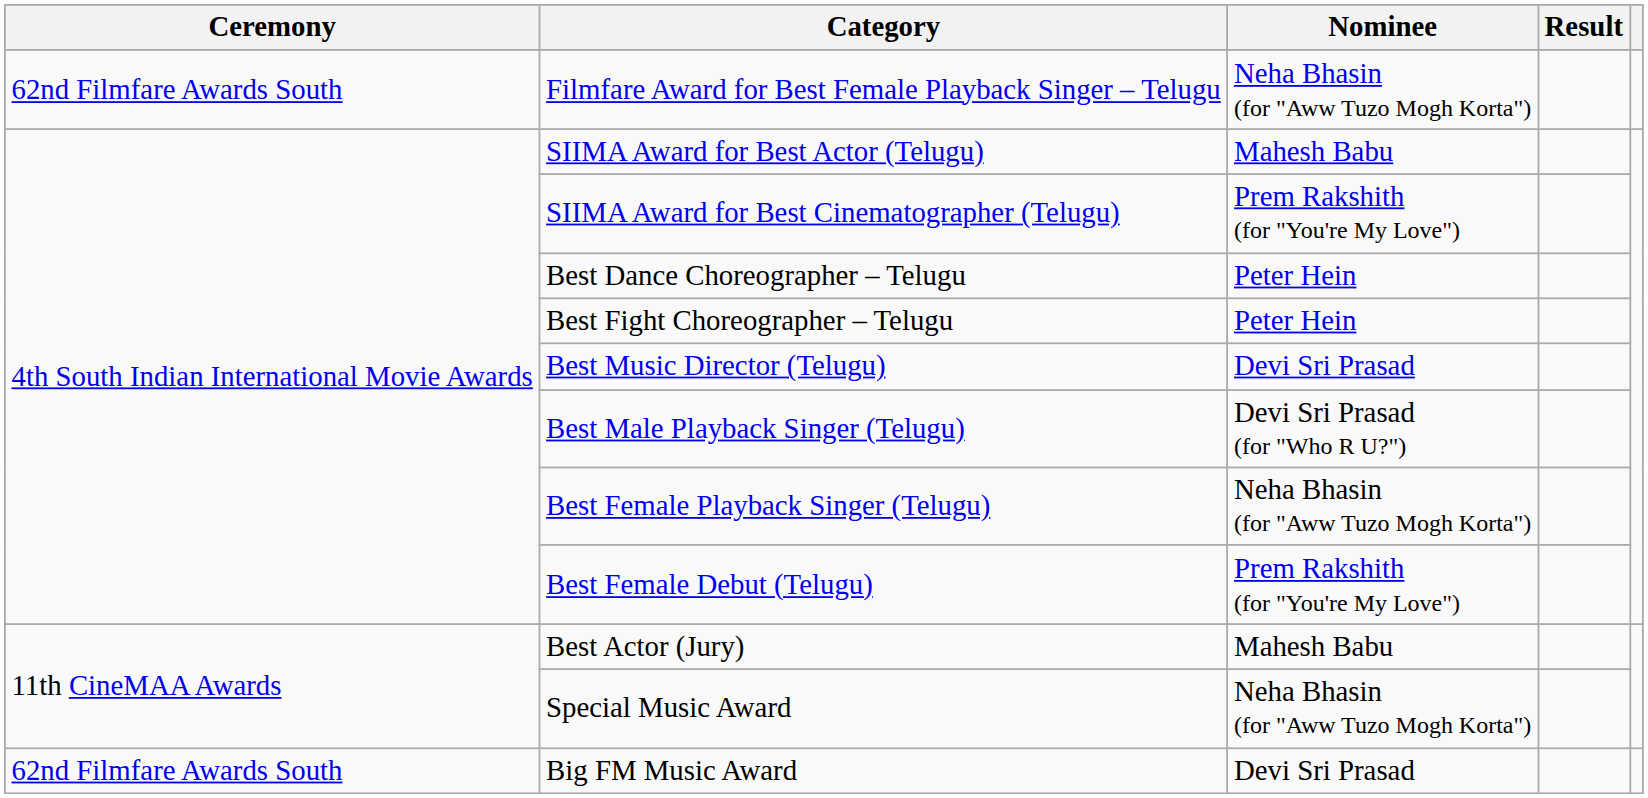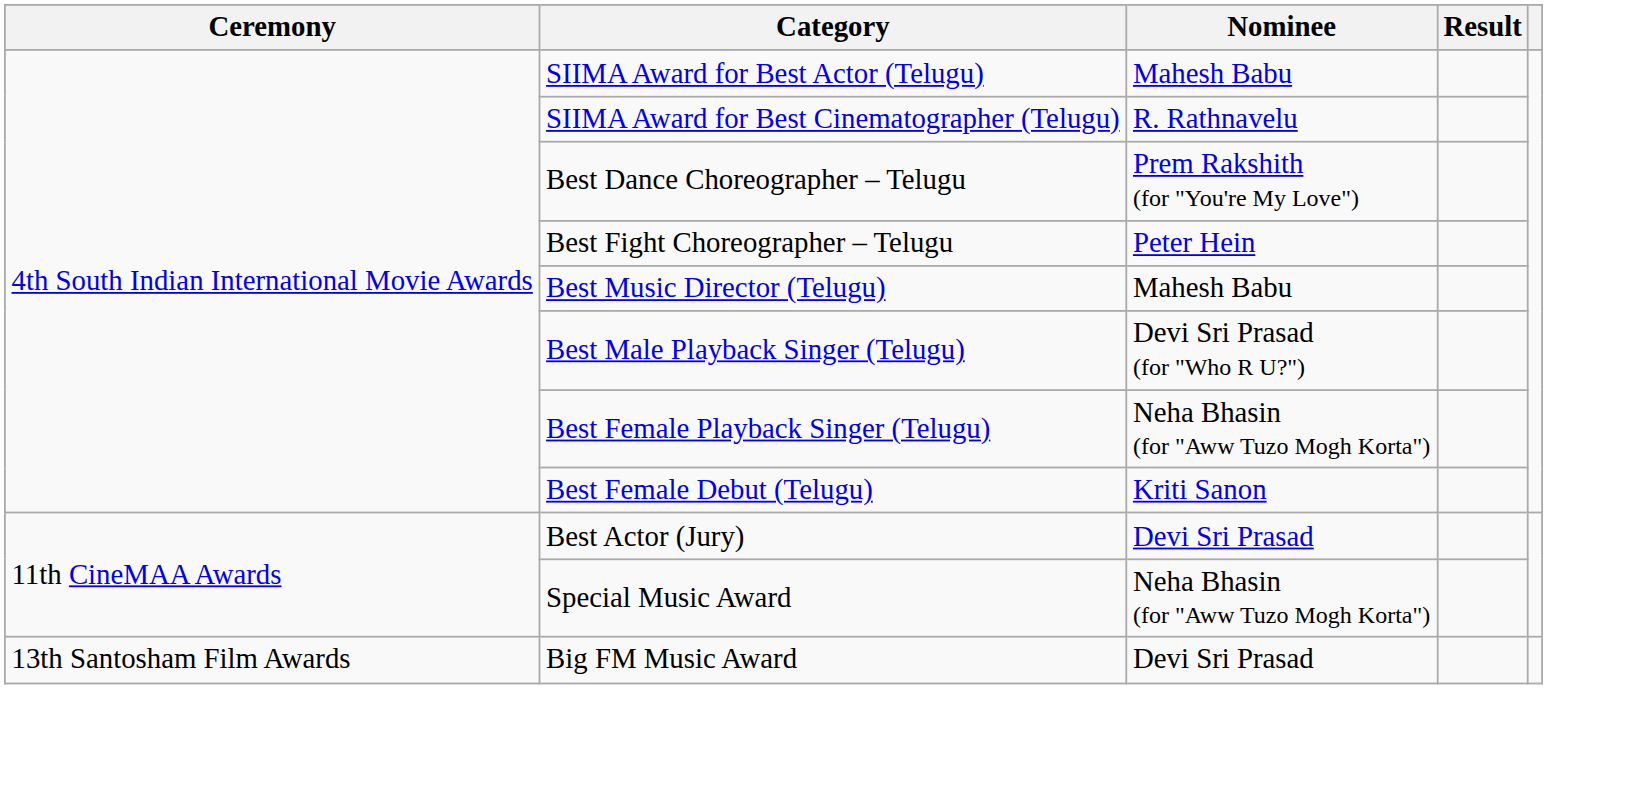- row: (883, 89)
(1347, 212) Prem Rakshith (for "You're My Love") -> (1215, 118) R. Rathnavelu
(1295, 274) Peter Hein -> (1246, 180) Prem Rakshith (for "You're My Love")
(1324, 366) Devi Sri Prasad -> (1213, 288) Mahesh Babu
(1347, 584) Prem Rakshith (for "You're My Love") -> (1200, 489) Kriti Sanon
(1314, 646) Mahesh Babu -> (1223, 535) Devi Sri Prasad
(177, 769) 62nd Filmfare Awards South -> (181, 659) 13th Santosham Film Awards
